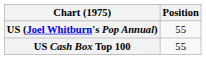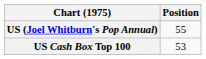(181, 46) 55 -> (181, 46) 53
